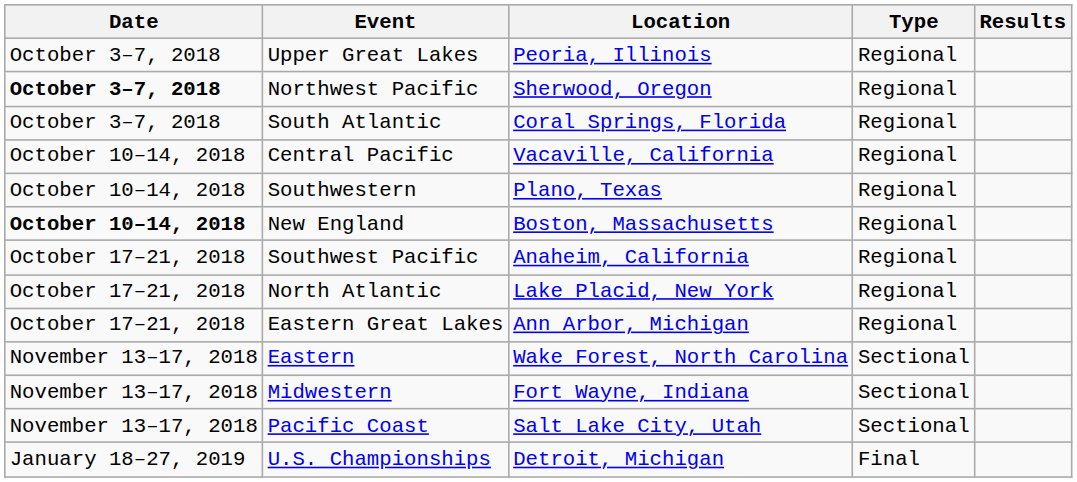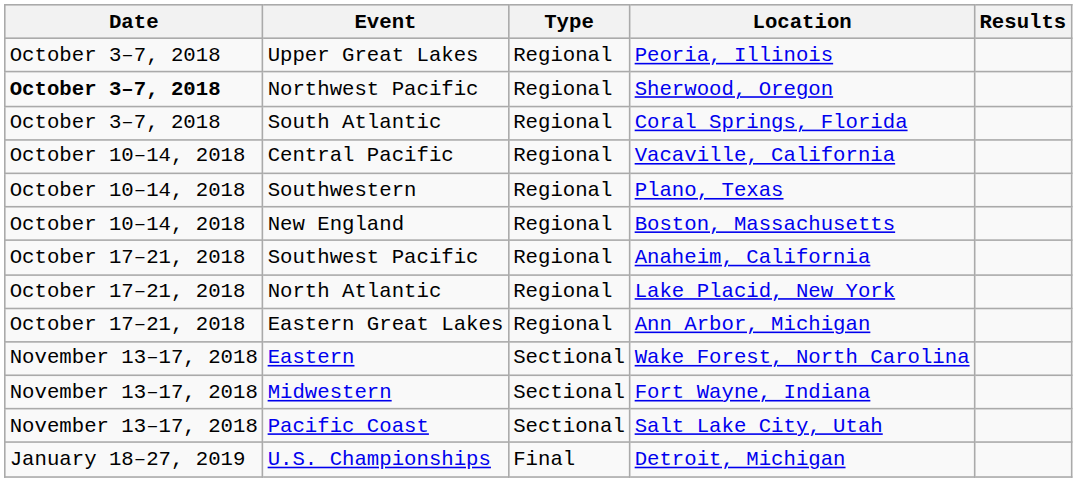columns swapped: (914, 22) <-> (681, 22)
(128, 224) bold -> (128, 224) normal
